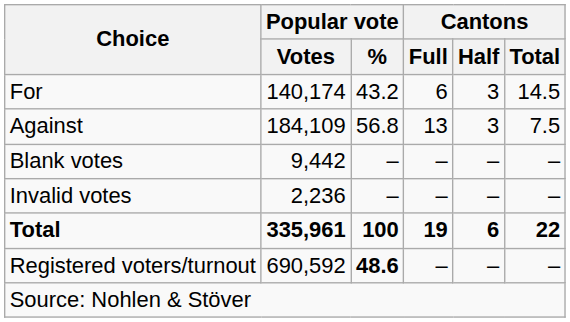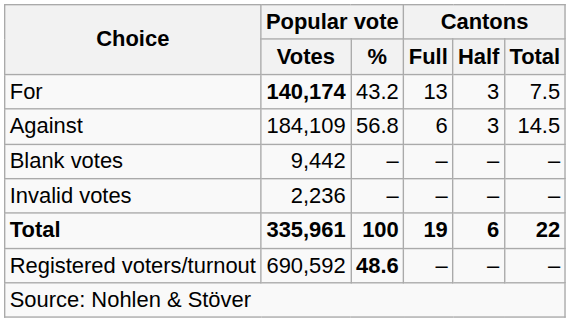(306, 91) normal -> (306, 91) bold
(442, 91) 6 -> (436, 91) 13
(539, 91) 14.5 -> (545, 91) 7.5
(436, 126) 13 -> (442, 126) 6
(545, 126) 7.5 -> (539, 126) 14.5
